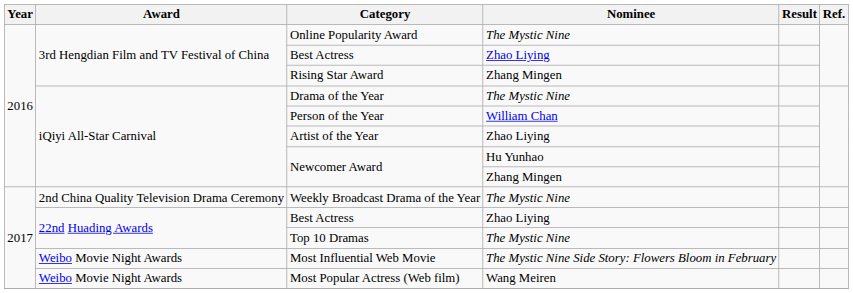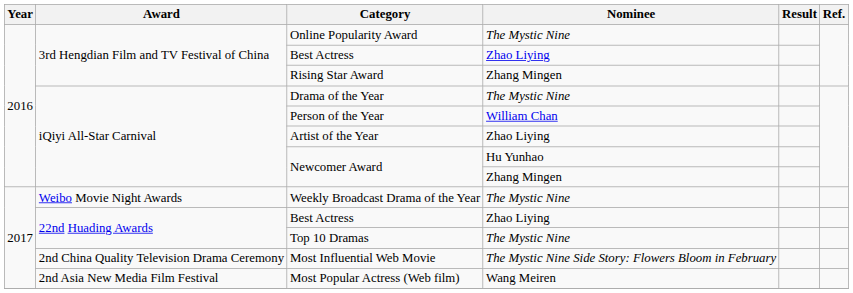(161, 197) 2nd China Quality Television Drama Ceremony -> (110, 197) Weibo Movie Night Awards
(110, 258) Weibo Movie Night Awards -> (161, 258) 2nd China Quality Television Drama Ceremony
(110, 278) Weibo Movie Night Awards -> (129, 278) 2nd Asia New Media Film Festival
